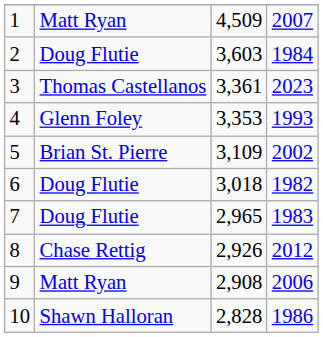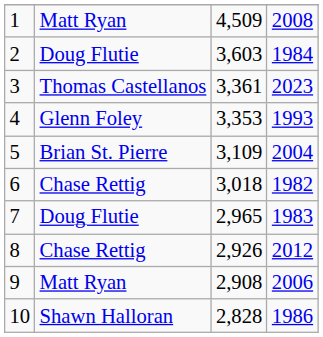(292, 20) 2007 -> (292, 20) 2008
(292, 151) 2002 -> (292, 151) 2004
(89, 184) Doug Flutie -> (93, 184) Chase Rettig
